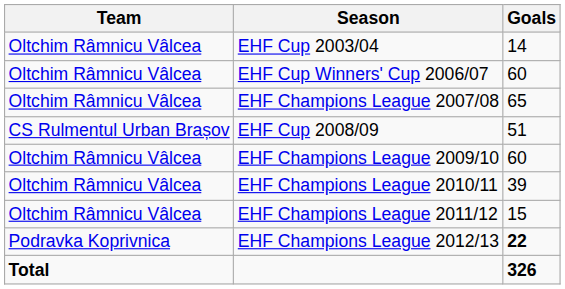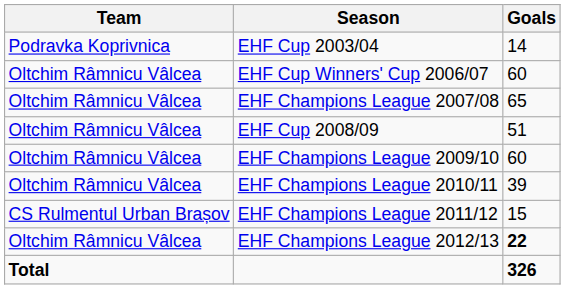(105, 46) Oltchim Râmnicu Vâlcea -> (89, 46) Podravka Koprivnica
(119, 130) CS Rulmentul Urban Brașov -> (105, 130) Oltchim Râmnicu Vâlcea
(105, 213) Oltchim Râmnicu Vâlcea -> (119, 213) CS Rulmentul Urban Brașov
(89, 241) Podravka Koprivnica -> (105, 241) Oltchim Râmnicu Vâlcea
